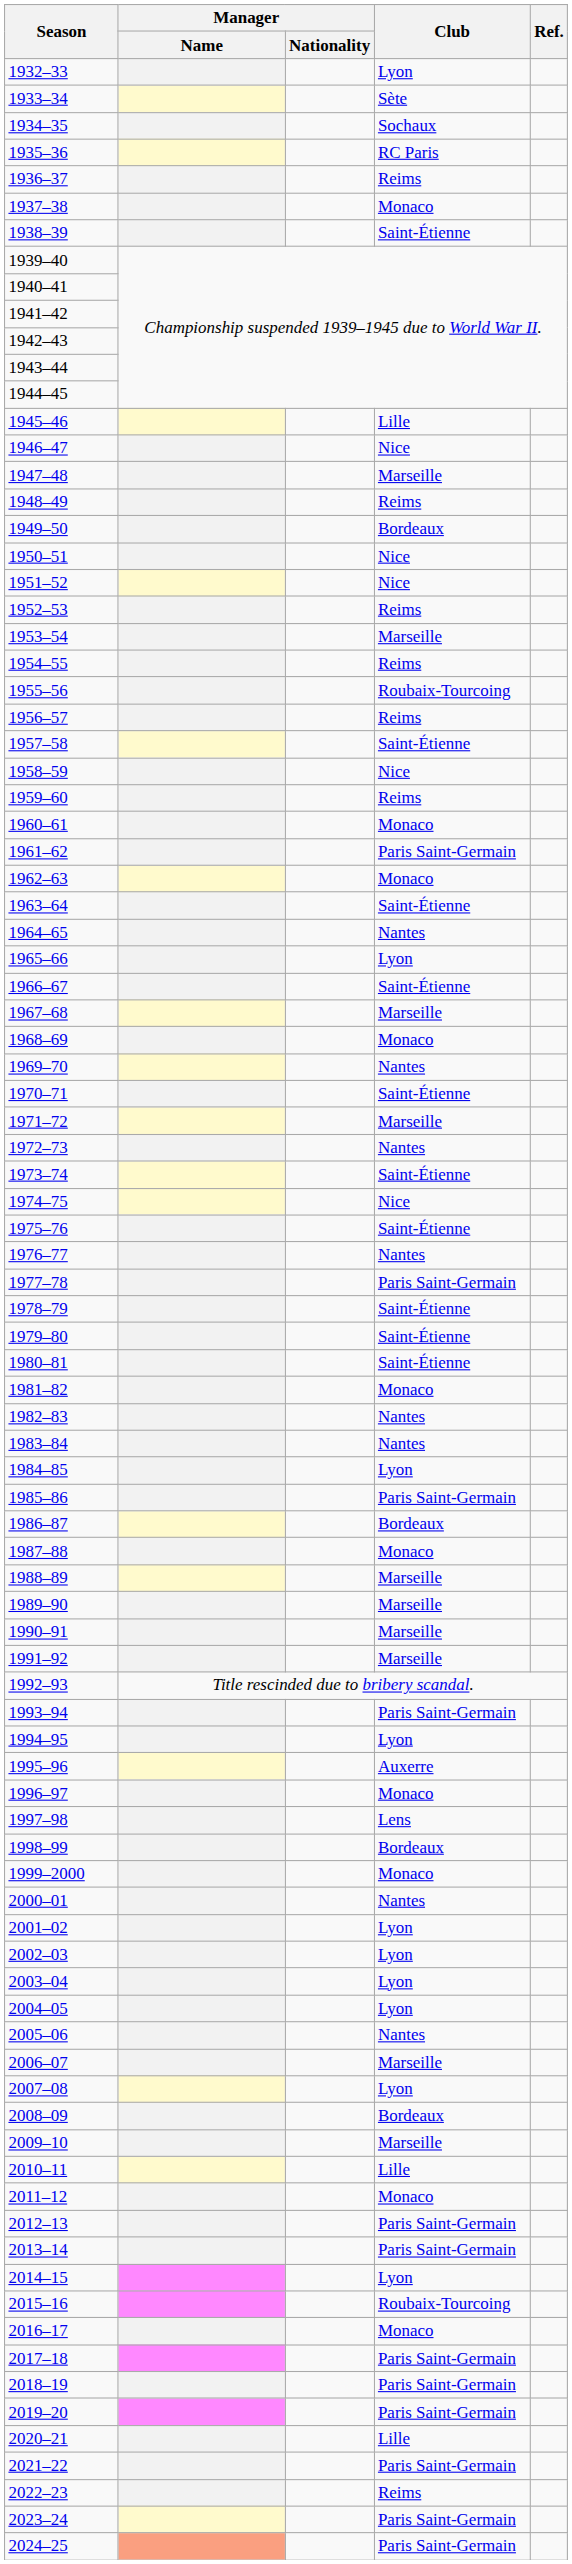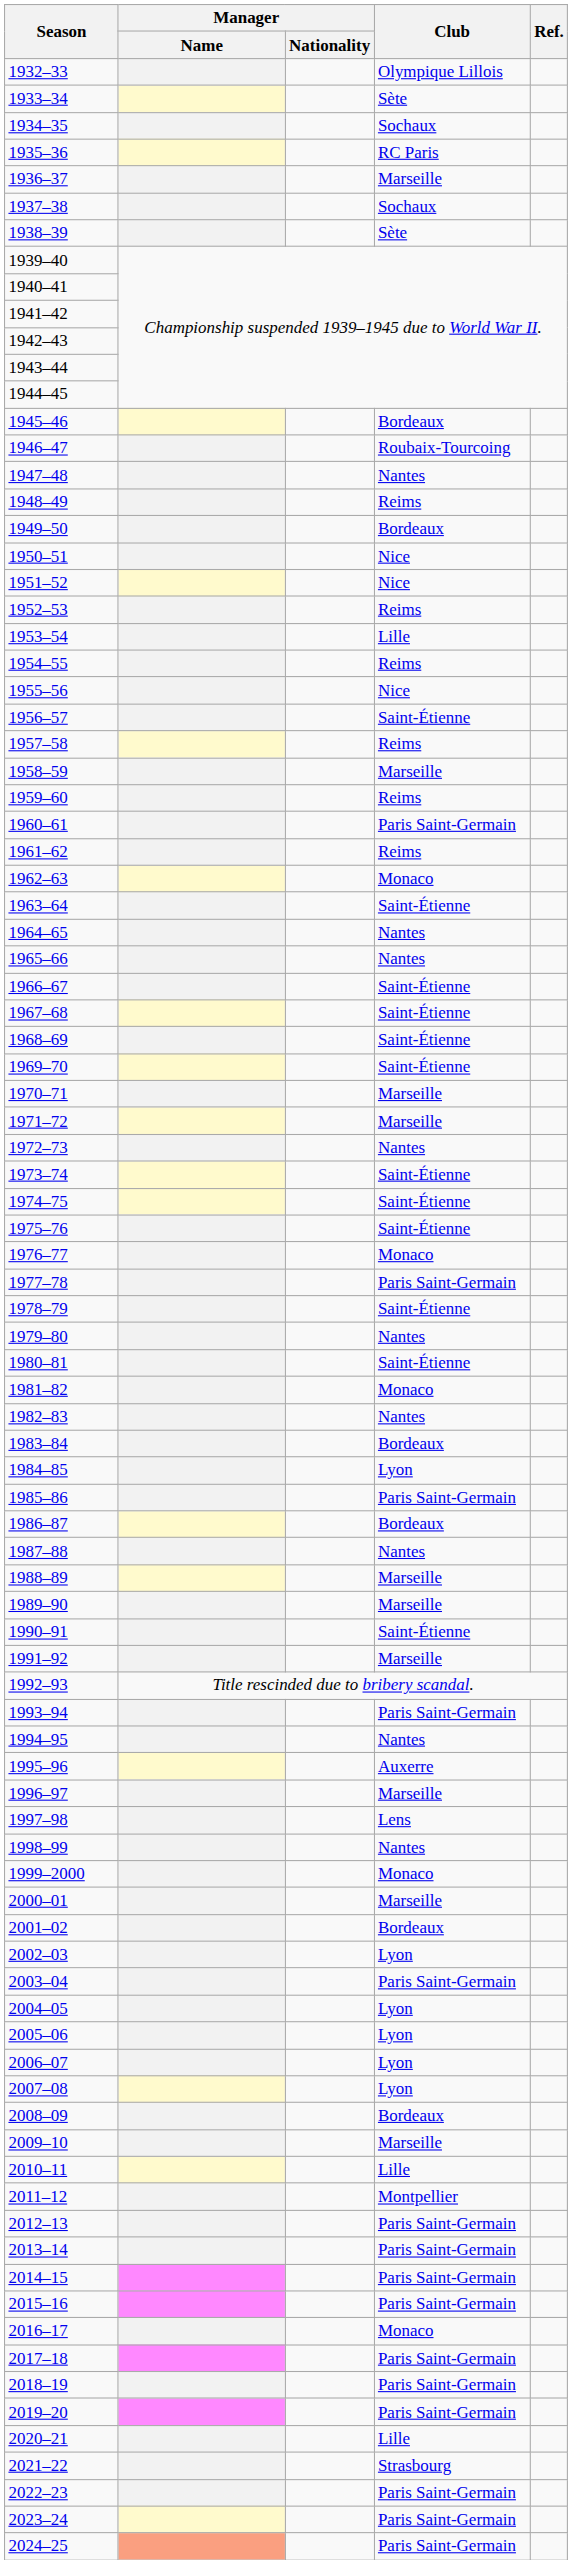(395, 71) Lyon -> (440, 71) Olympique Lillois
(400, 179) Reims -> (410, 179) Marseille
(406, 206) Monaco -> (407, 206) Sochaux
(424, 233) Saint-Étienne -> (393, 233) Sète
(394, 421) Lille -> (411, 421) Bordeaux
(394, 448) Nice -> (444, 448) Roubaix-Tourcoing
(410, 475) Marseille -> (401, 475) Nantes
(410, 636) Marseille -> (394, 636) Lille
(444, 690) Roubaix-Tourcoing -> (394, 690) Nice
(400, 717) Reims -> (424, 717) Saint-Étienne
(424, 744) Saint-Étienne -> (400, 744) Reims
(394, 771) Nice -> (410, 771) Marseille
(406, 824) Monaco -> (447, 824) Paris Saint-Germain
(447, 851) Paris Saint-Germain -> (400, 851) Reims
(395, 959) Lyon -> (401, 959) Nantes
(410, 1013) Marseille -> (424, 1013) Saint-Étienne
(406, 1040) Monaco -> (424, 1040) Saint-Étienne
(401, 1066) Nantes -> (424, 1066) Saint-Étienne
(424, 1093) Saint-Étienne -> (410, 1093) Marseille
(394, 1201) Nice -> (424, 1201) Saint-Étienne
(401, 1255) Nantes -> (406, 1255) Monaco
(424, 1335) Saint-Étienne -> (401, 1335) Nantes
(401, 1443) Nantes -> (411, 1443) Bordeaux
(406, 1551) Monaco -> (401, 1551) Nantes
(410, 1631) Marseille -> (424, 1631) Saint-Étienne
(395, 1739) Lyon -> (401, 1739) Nantes
(406, 1793) Monaco -> (410, 1793) Marseille
(411, 1846) Bordeaux -> (401, 1846) Nantes
(401, 1900) Nantes -> (410, 1900) Marseille
(395, 1927) Lyon -> (411, 1927) Bordeaux
(395, 1981) Lyon -> (447, 1981) Paris Saint-Germain
(401, 2035) Nantes -> (395, 2035) Lyon
(410, 2062) Marseille -> (395, 2062) Lyon
(406, 2196) Monaco -> (418, 2196) Montpellier
(395, 2277) Lyon -> (447, 2277) Paris Saint-Germain
(444, 2304) Roubaix-Tourcoing -> (447, 2304) Paris Saint-Germain
(447, 2465) Paris Saint-Germain -> (415, 2465) Strasbourg
(400, 2492) Reims -> (447, 2492) Paris Saint-Germain
